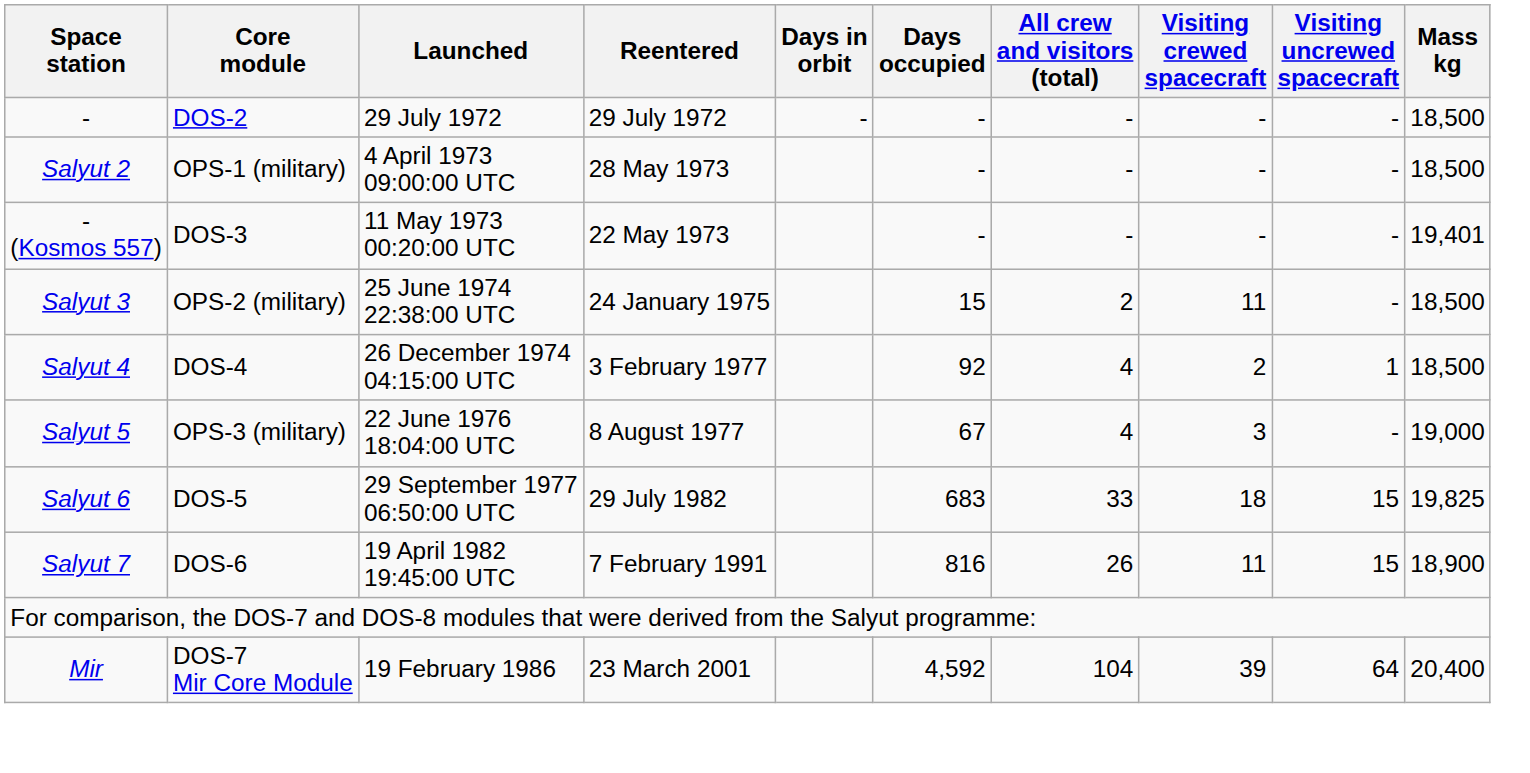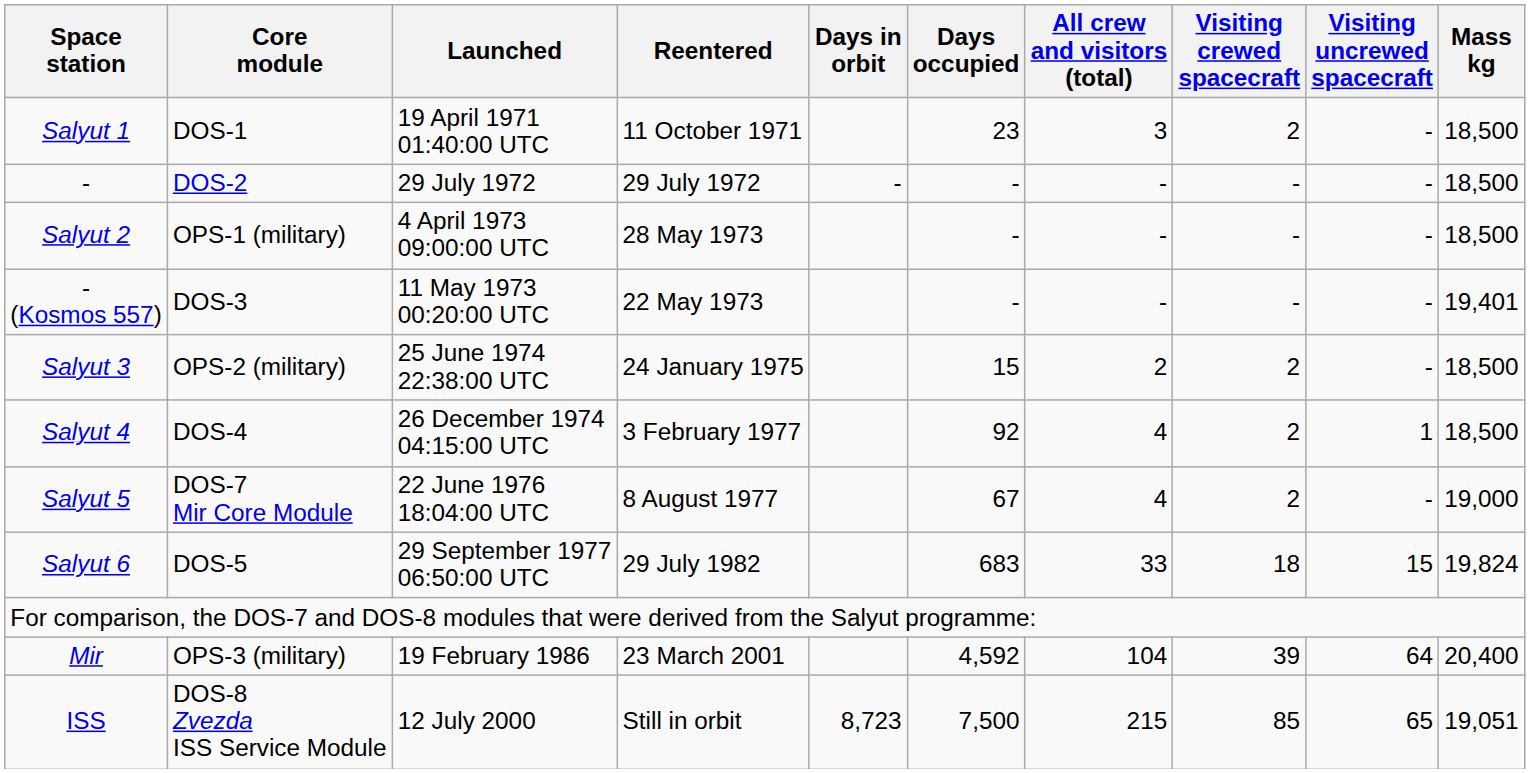+ row: (86, 130)
(1254, 301) 11 -> (1293, 367) 2
(259, 433) OPS-3 (military) -> (263, 498) DOS-7 Mir Core Module
(1259, 433) 3 -> (1293, 498) 2
(1448, 498) 19,825 -> (1481, 564) 19,824
- row: (86, 564)
(263, 669) DOS-7 Mir Core Module -> (259, 655) OPS-3 (military)
+ row: (86, 721)
